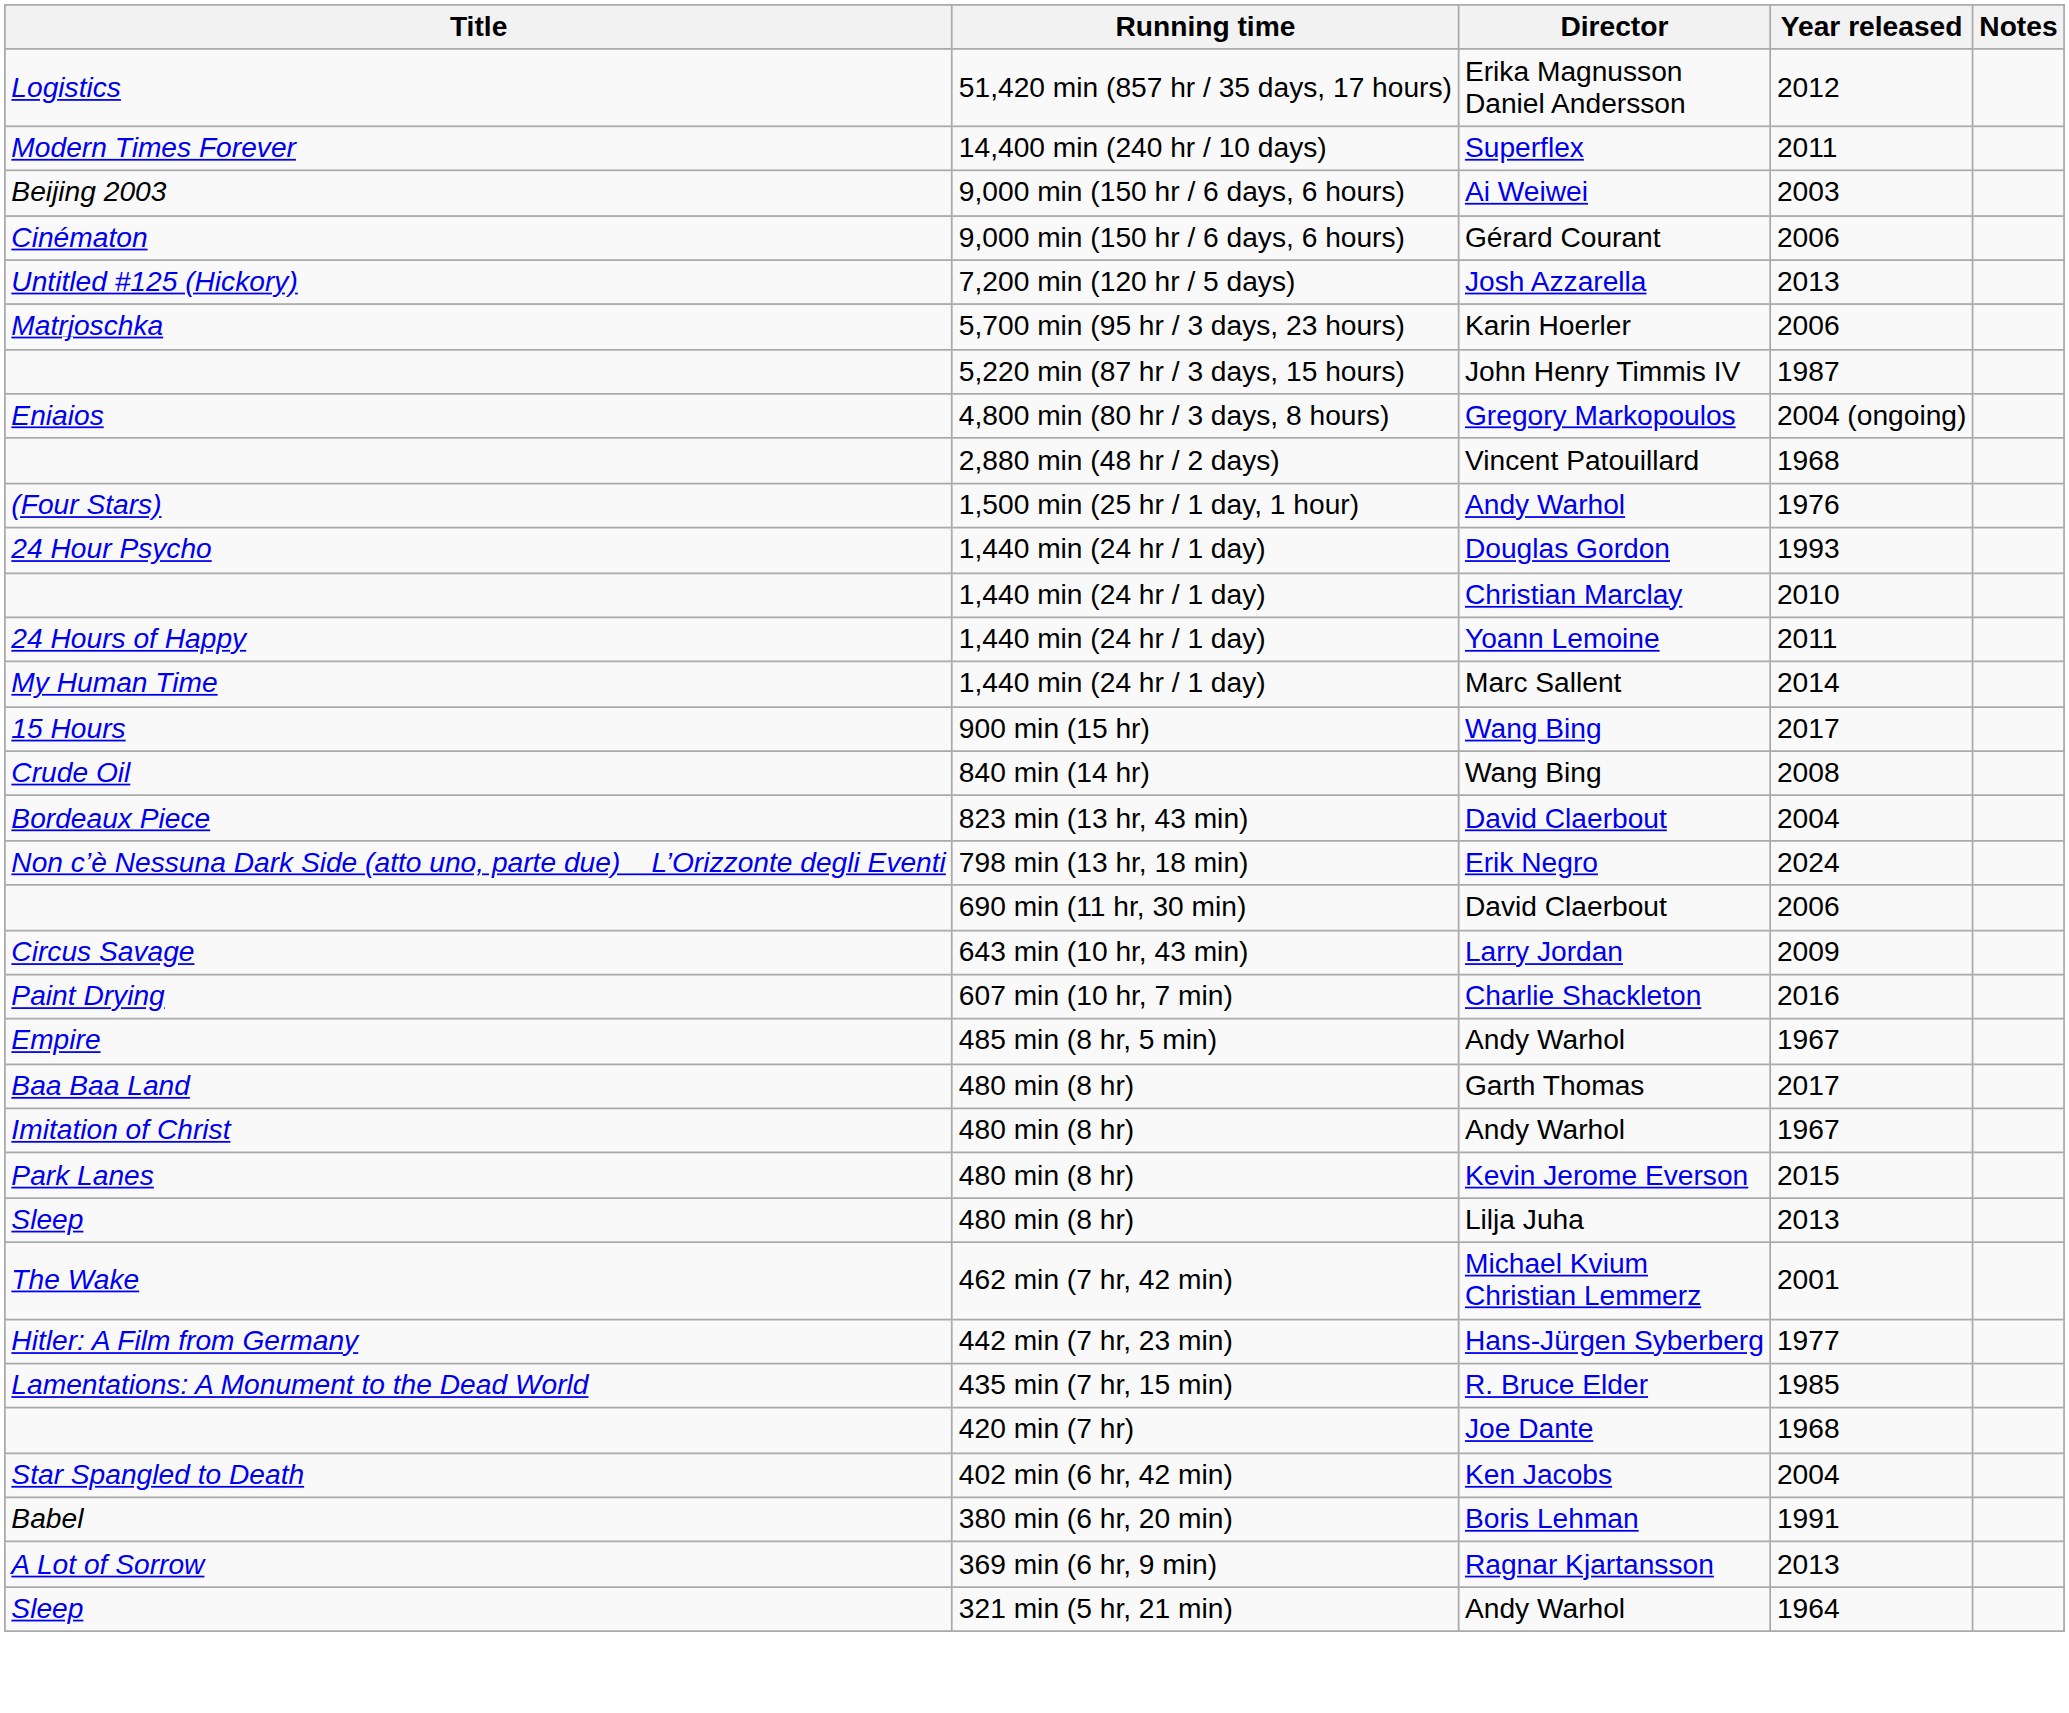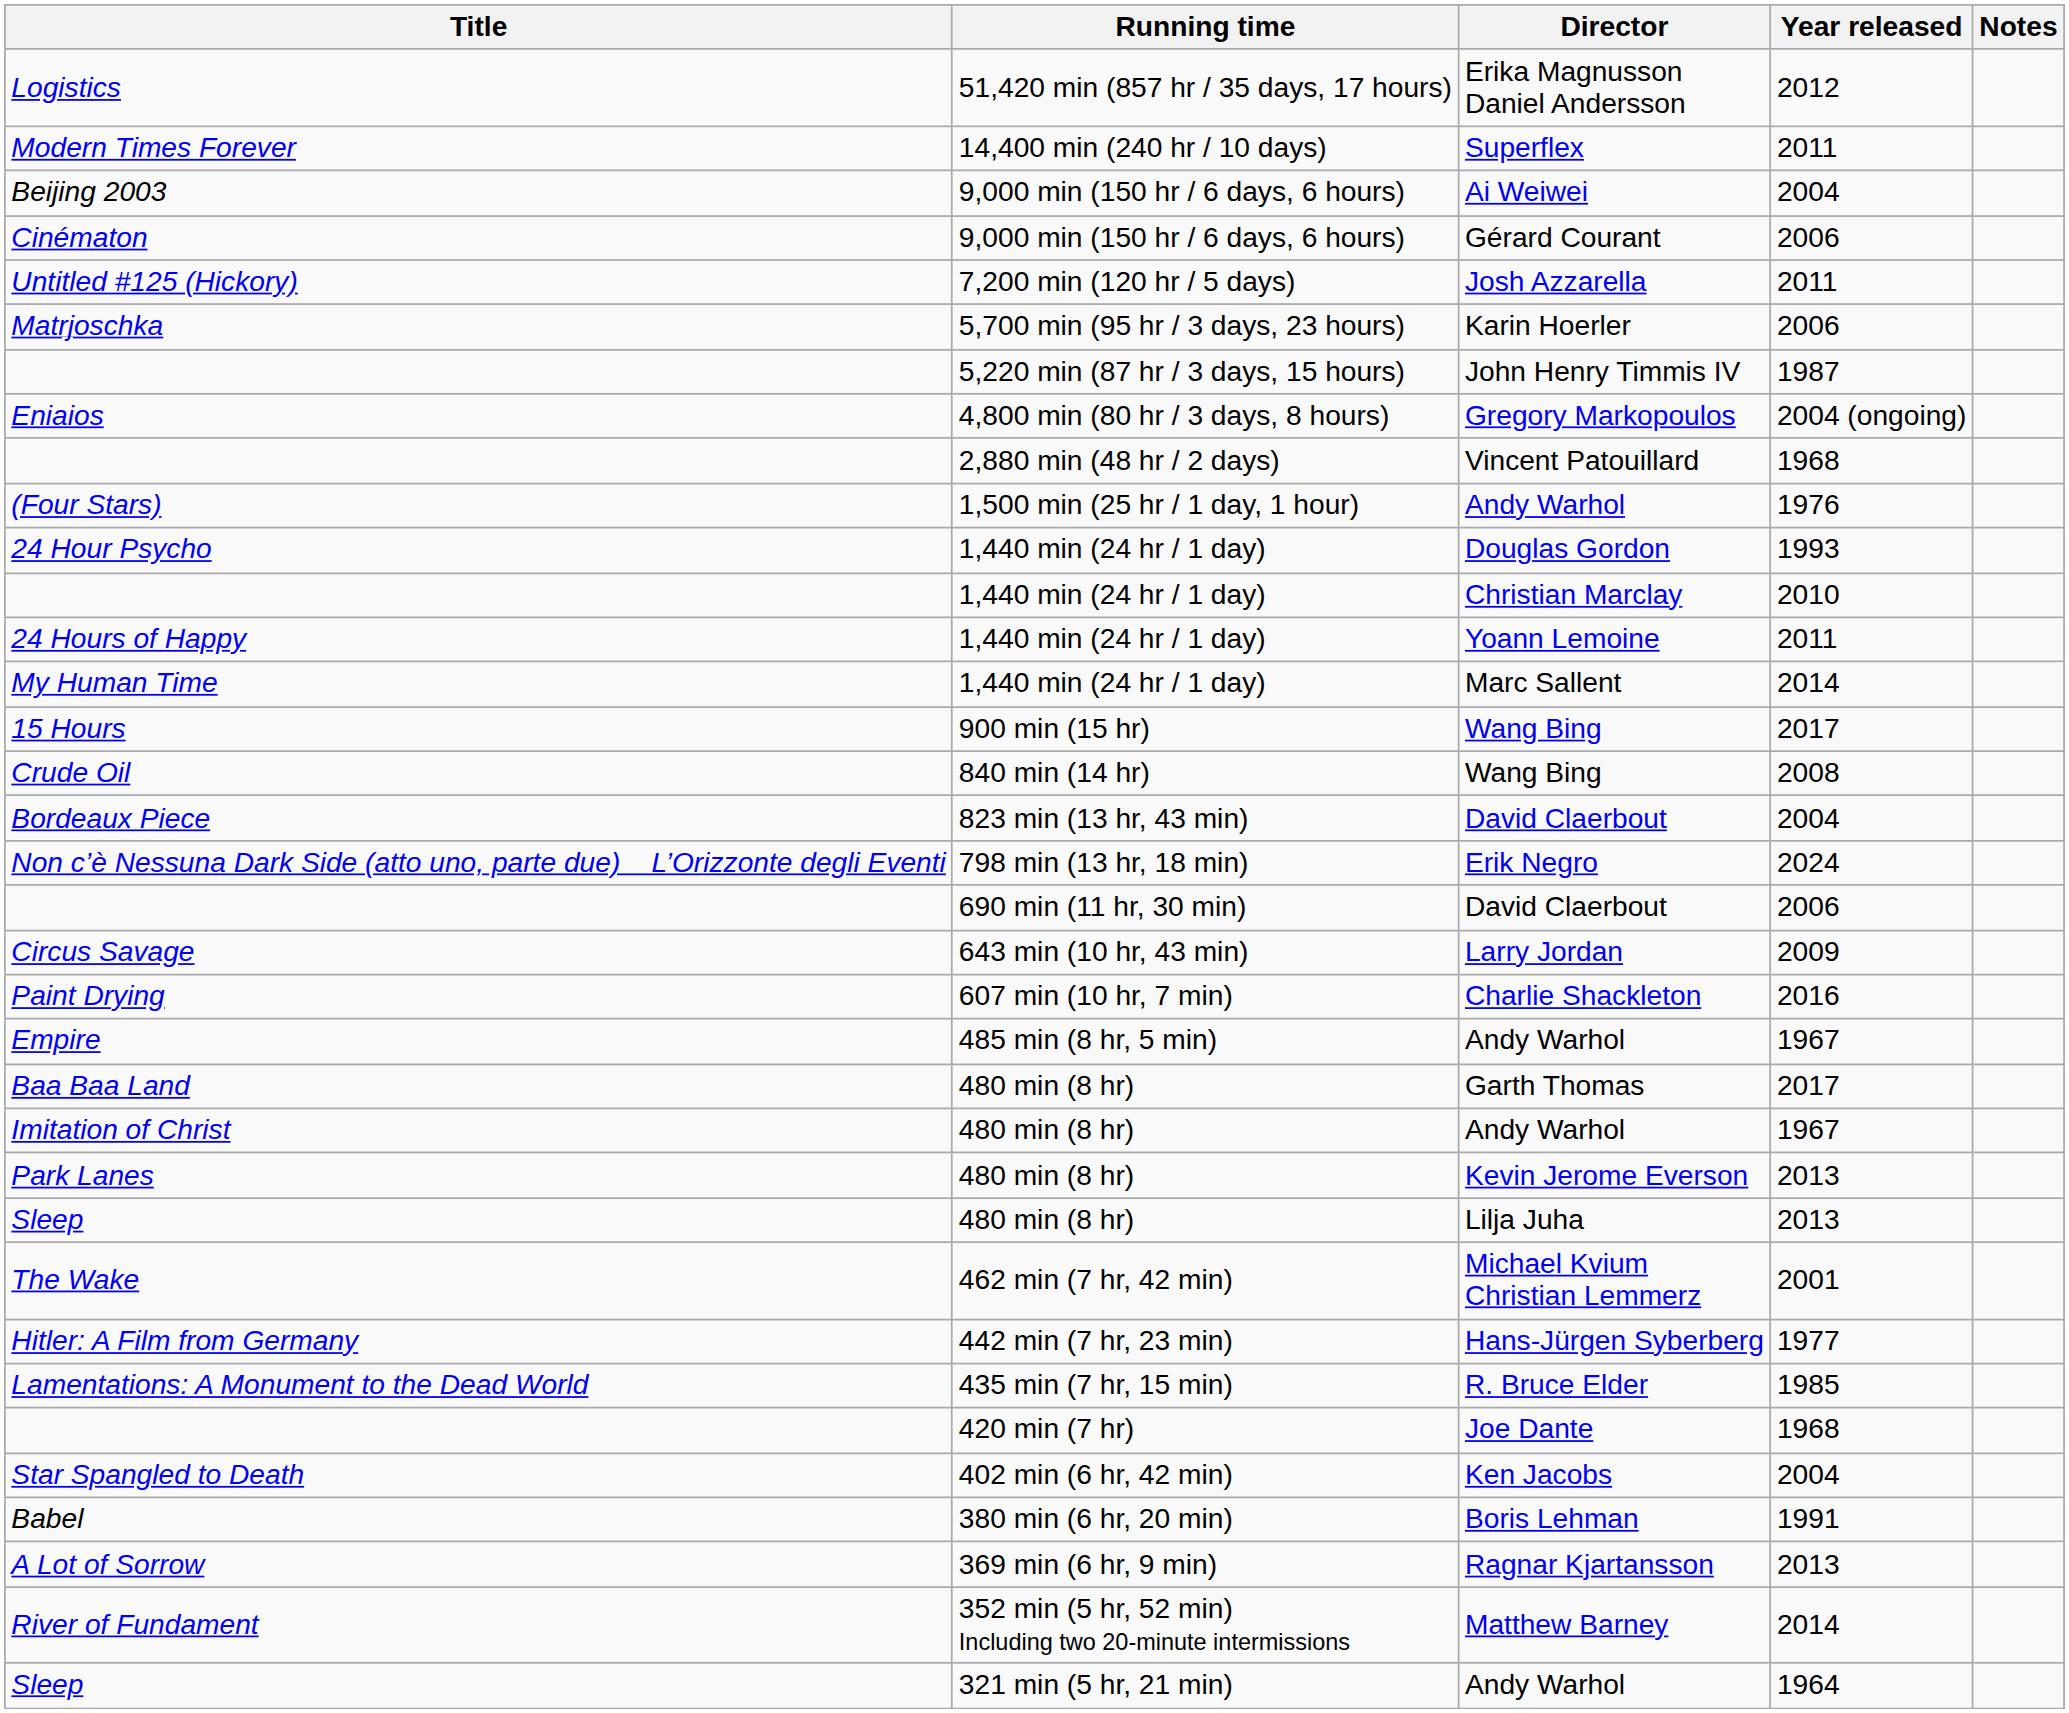(1808, 192) 2003 -> (1808, 192) 2004
(1808, 281) 2013 -> (1807, 281) 2011
(1808, 1175) 2015 -> (1808, 1175) 2013
+ row: (135, 1624)
